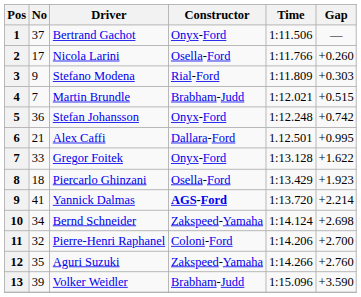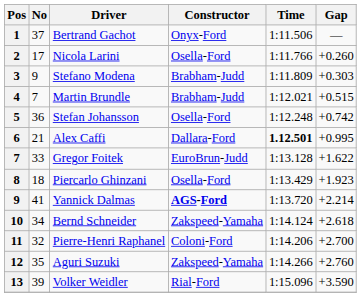(195, 76) Rial-Ford -> (208, 76) Brabham-Judd
(199, 117) Onyx-Ford -> (201, 117) Osella-Ford
(291, 138) normal -> (291, 138) bold
(199, 158) Onyx-Ford -> (209, 158) EuroBrun-Judd
(336, 220) +2.698 -> (336, 220) +2.618
(208, 282) Brabham-Judd -> (195, 282) Rial-Ford
